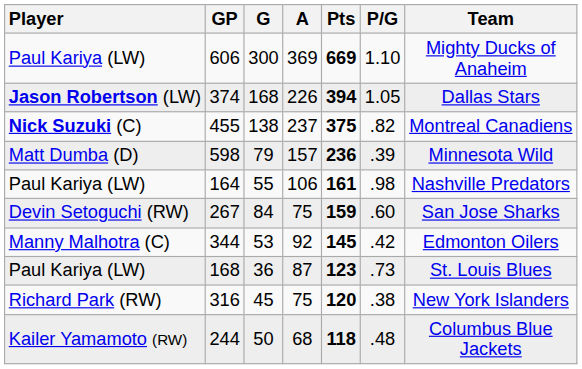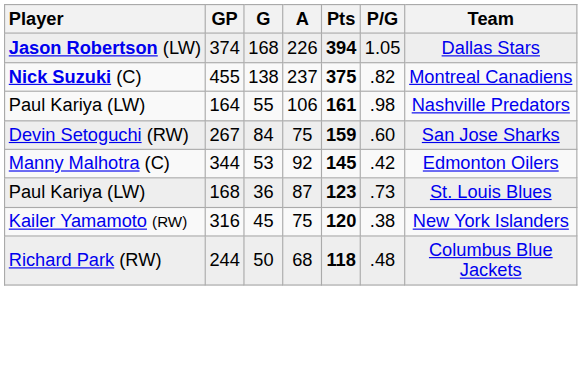- row: (225, 58)
- row: (225, 155)
(85, 299) Richard Park (RW) -> (98, 221) Kailer Yamamoto (RW)
(98, 339) Kailer Yamamoto (RW) -> (85, 260) Richard Park (RW)
